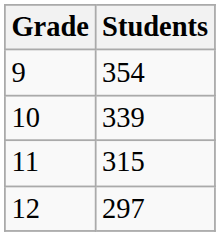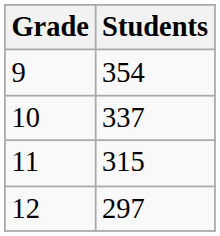(123, 117) 339 -> (123, 117) 337
